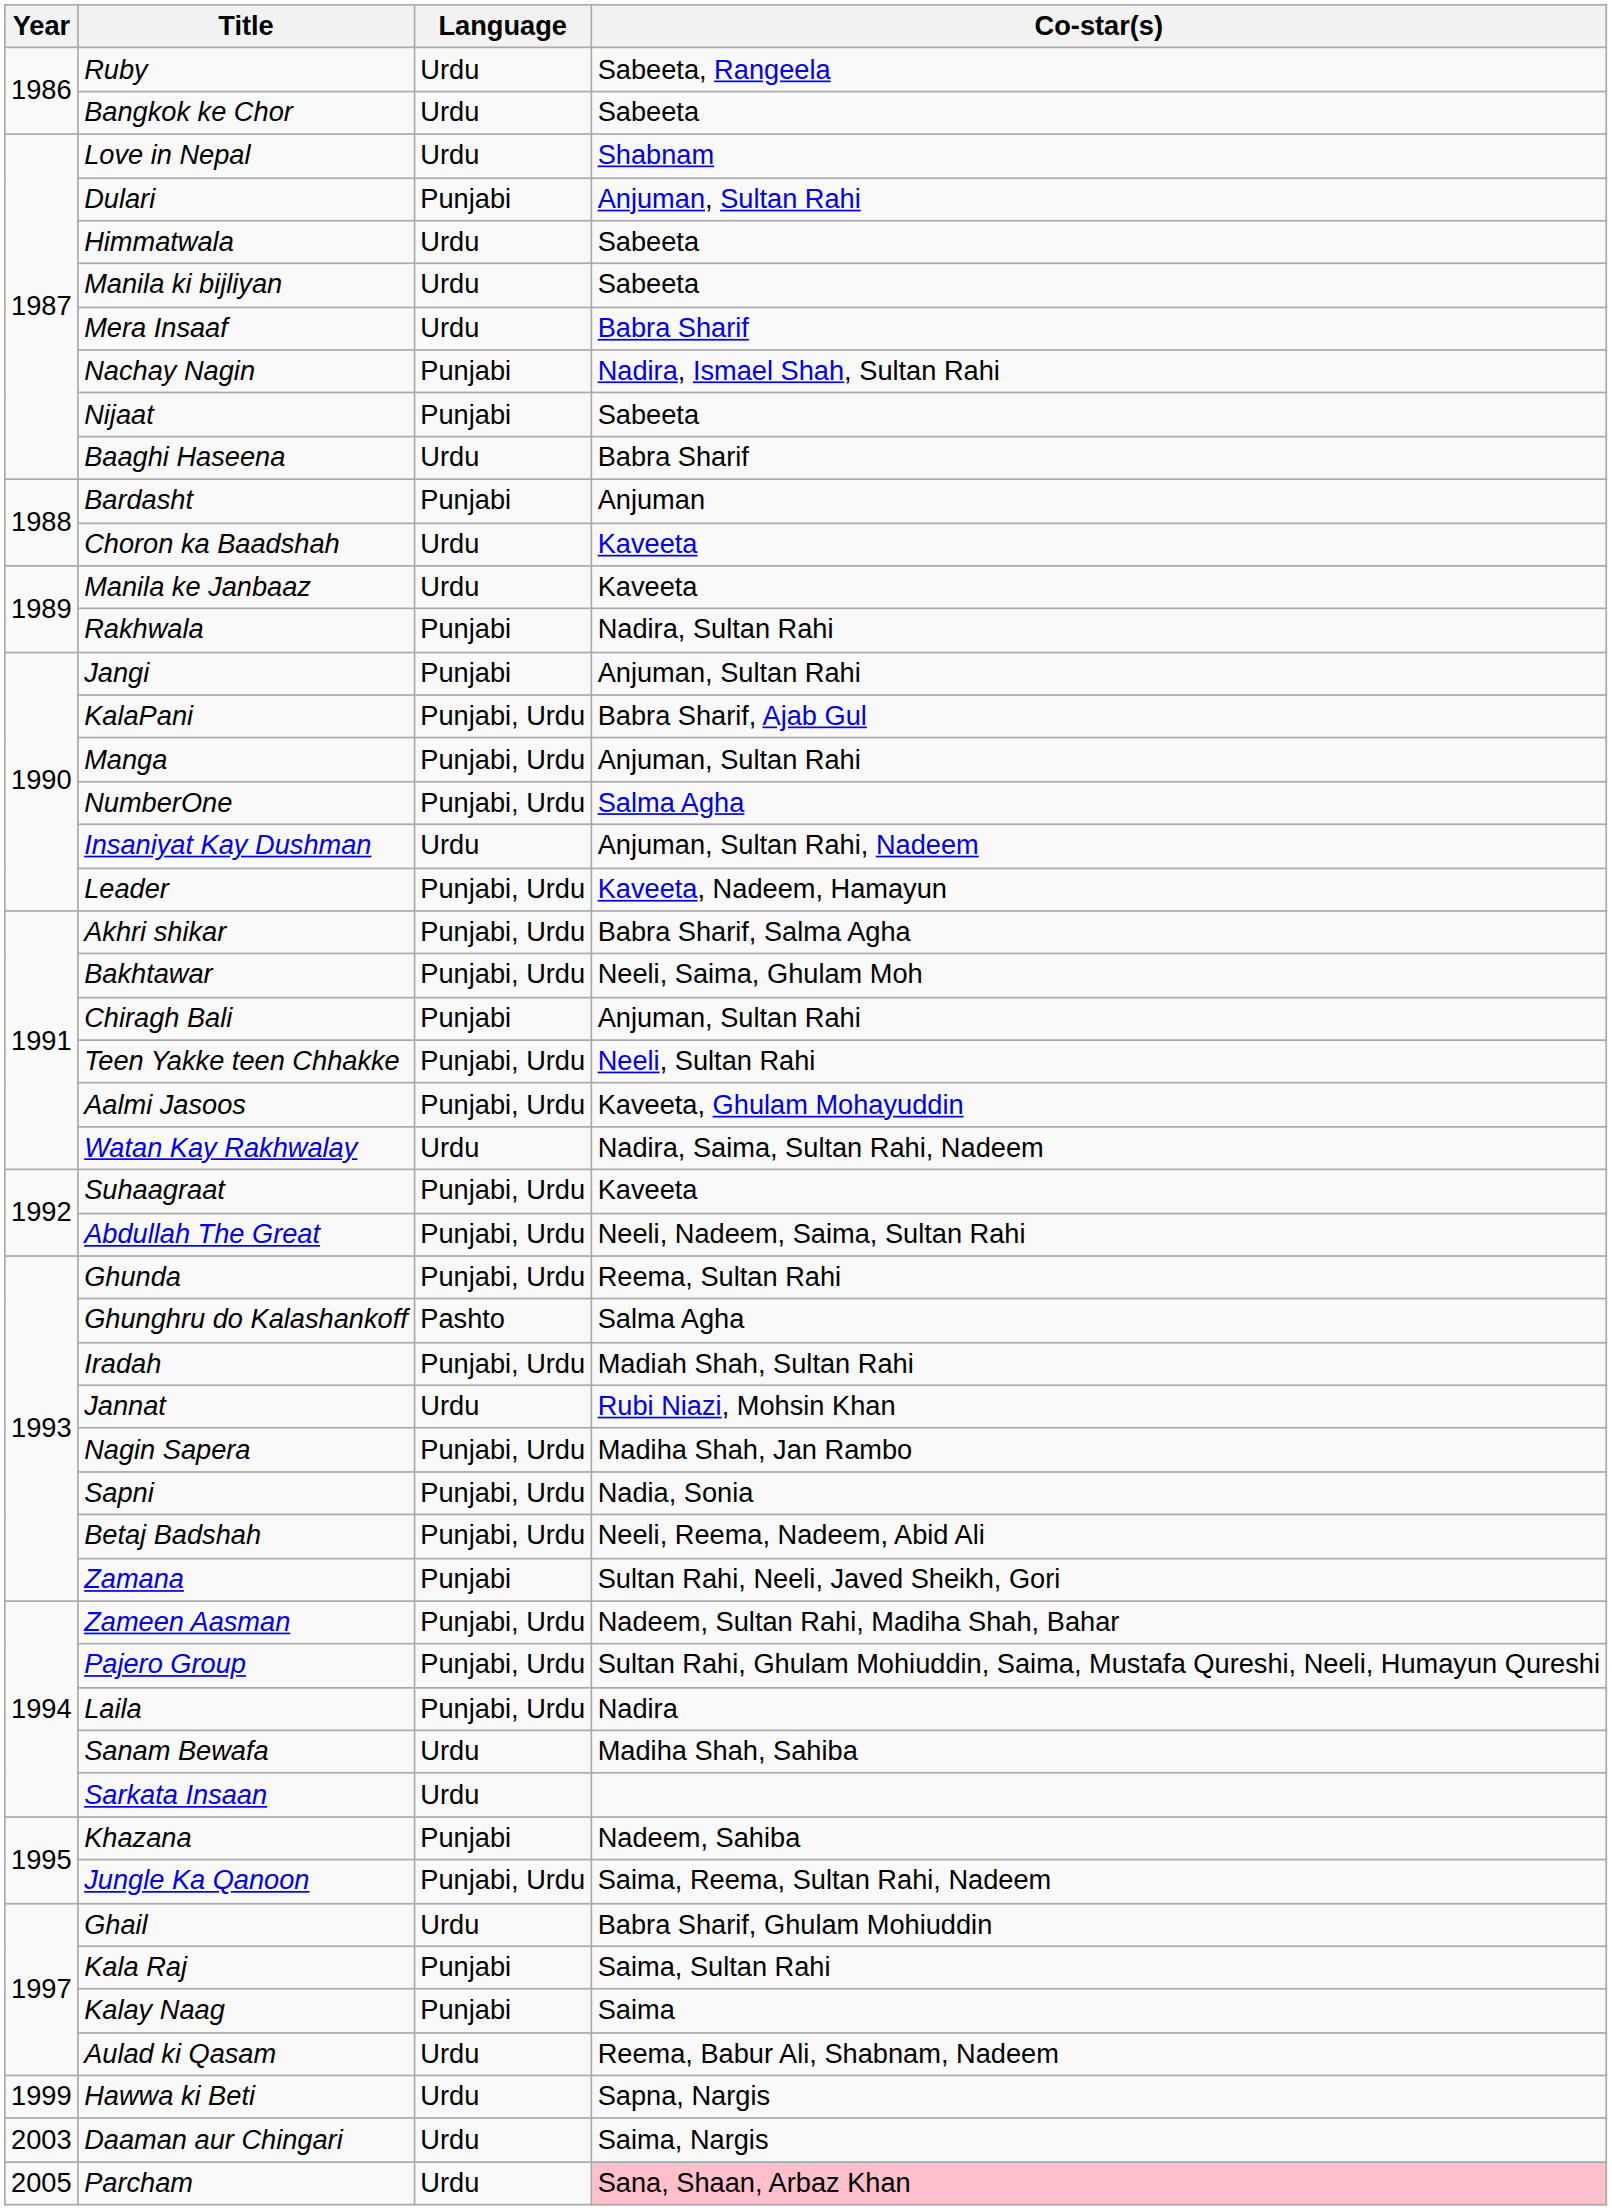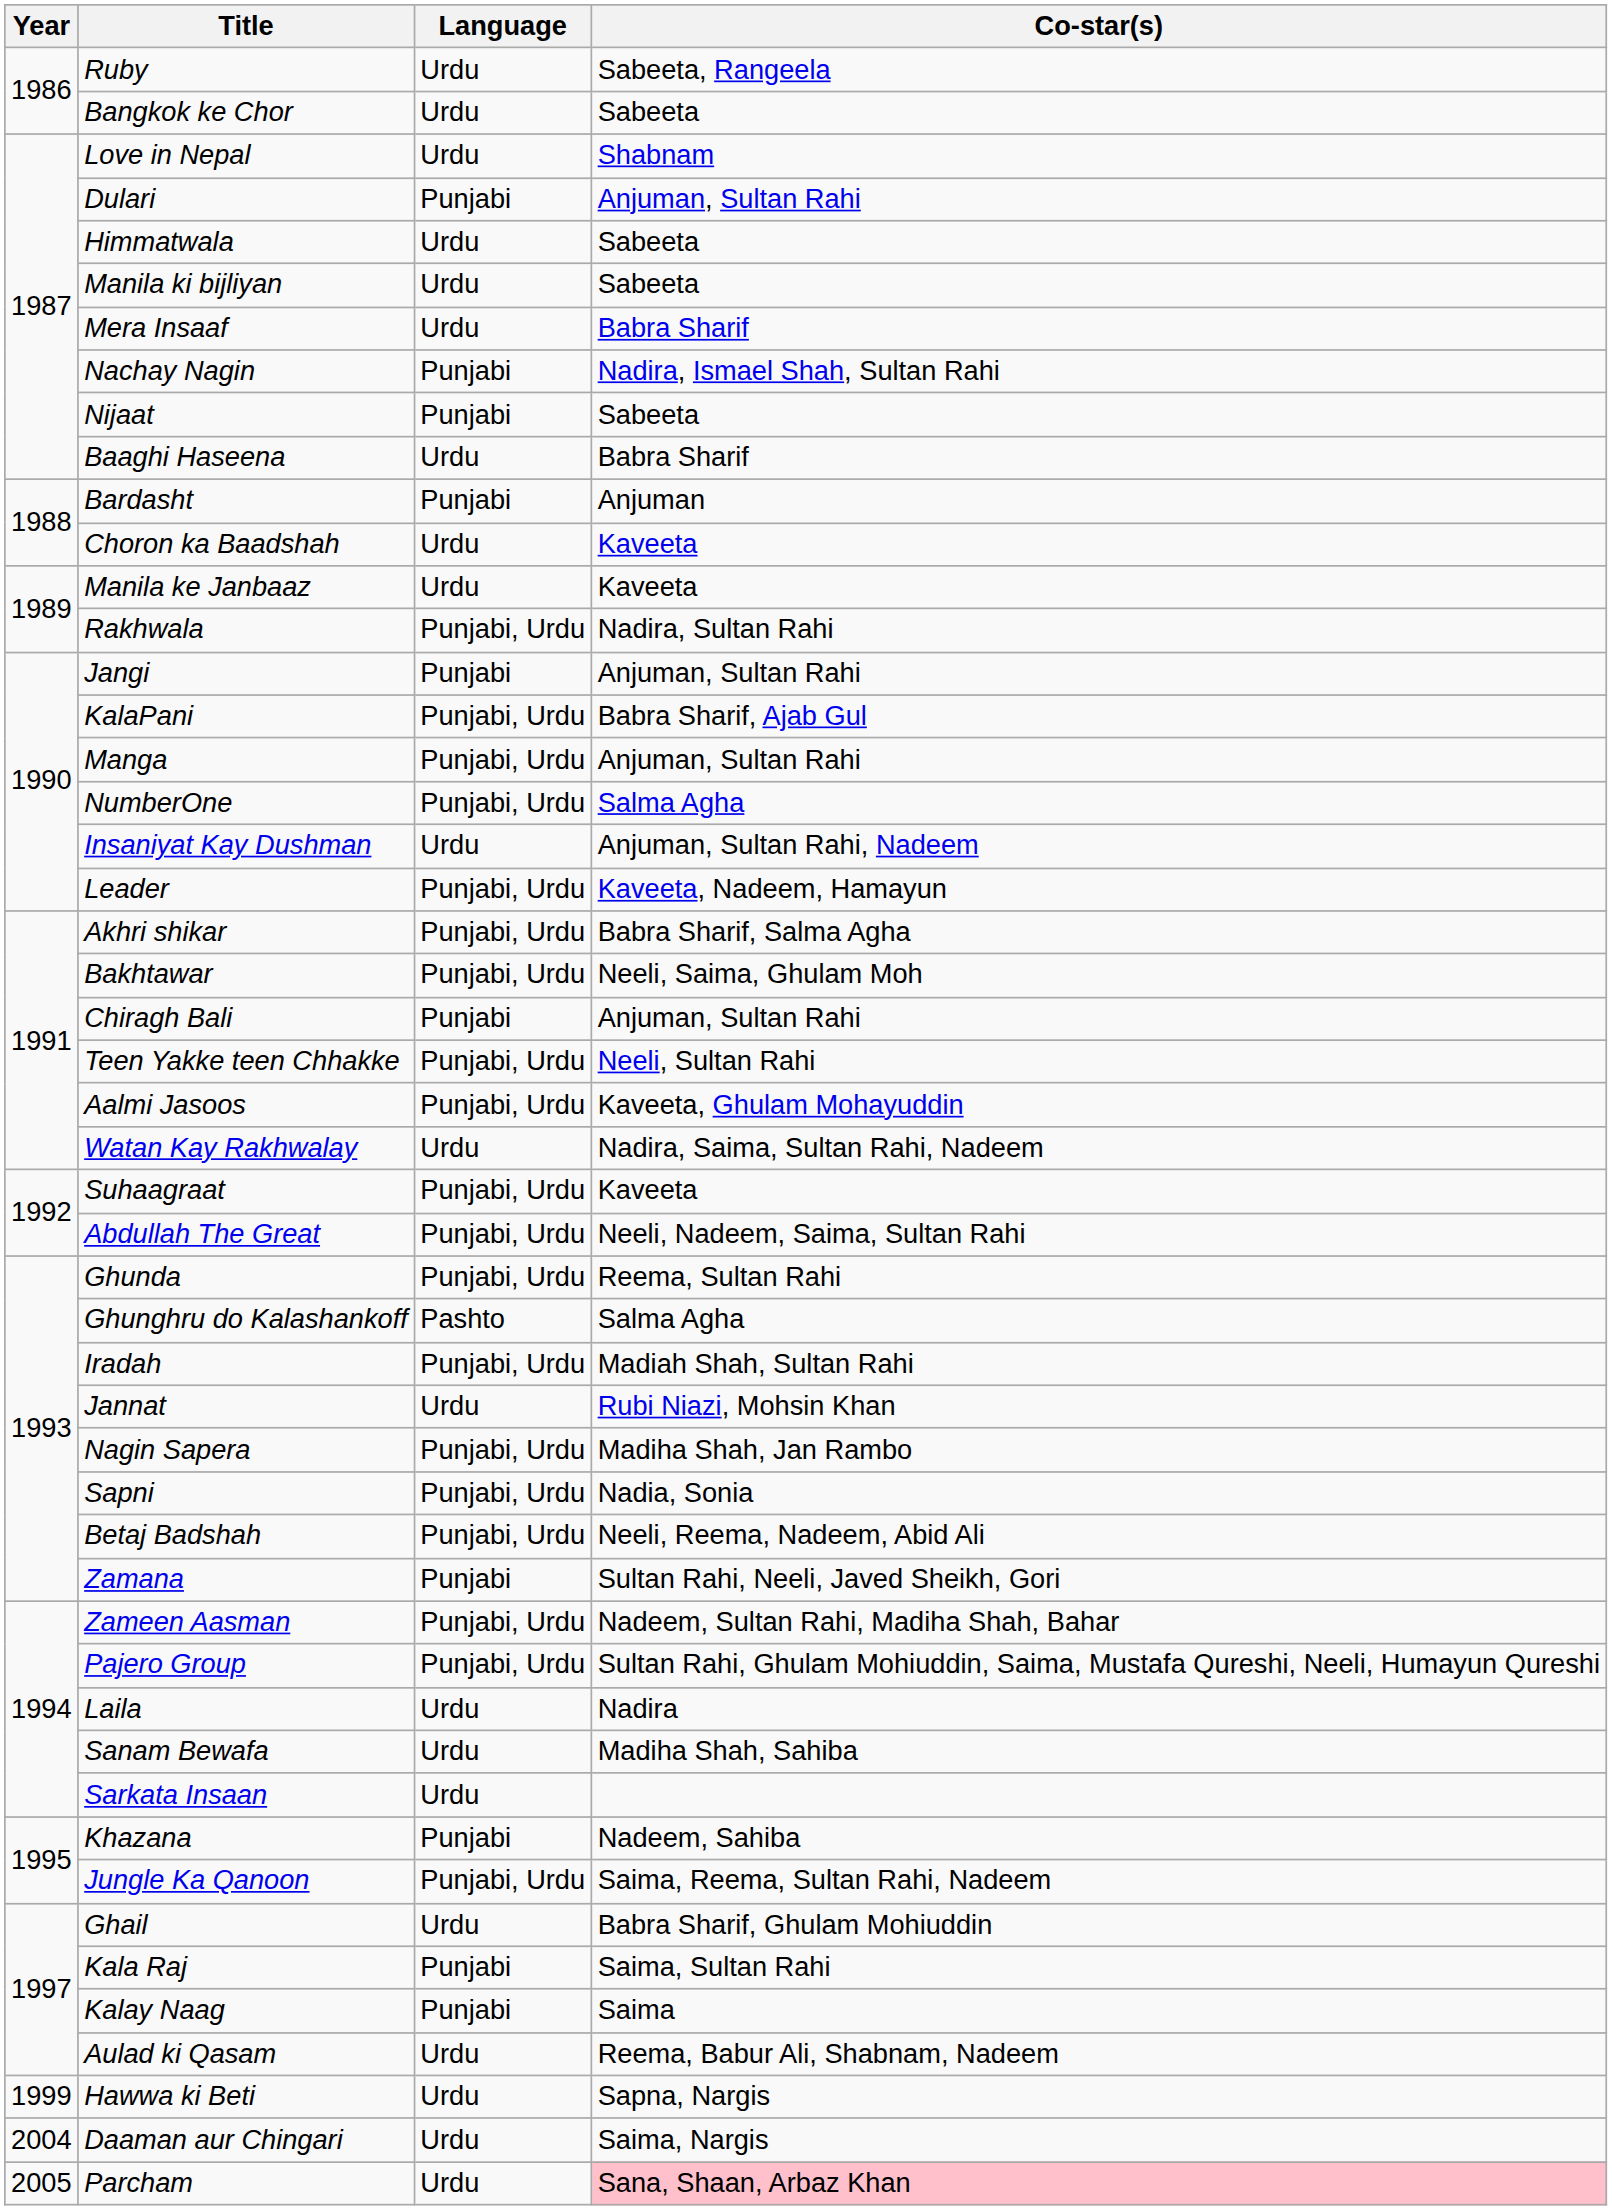(466, 629) Punjabi -> (503, 629) Punjabi, Urdu
(503, 1708) Punjabi, Urdu -> (450, 1708) Urdu
(41, 2139) 2003 -> (41, 2139) 2004
